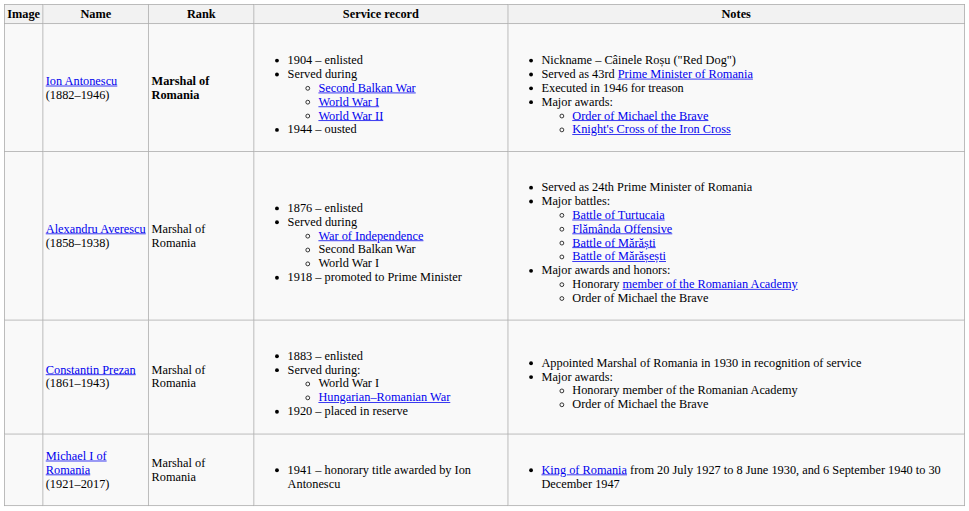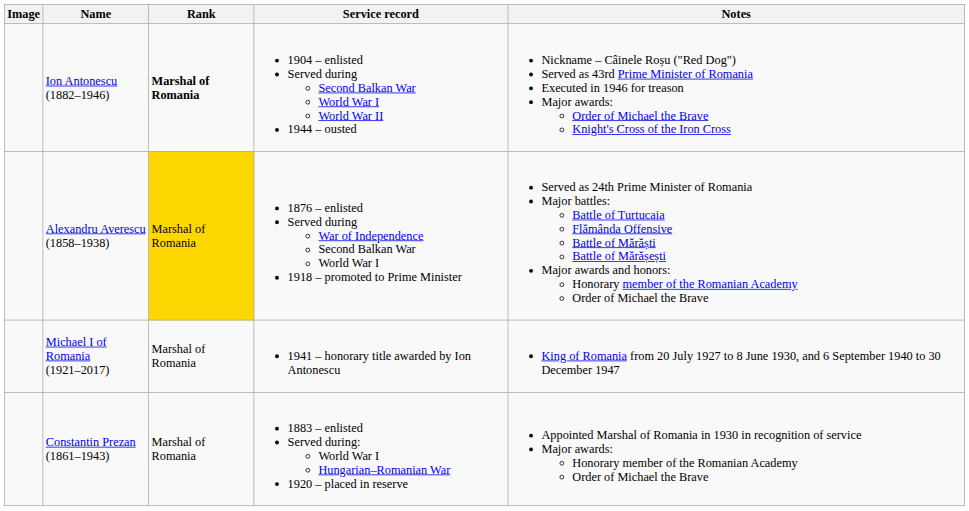(178, 235) no background -> (178, 235) gold background
rows swapped: (78, 469) <-> (91, 377)
